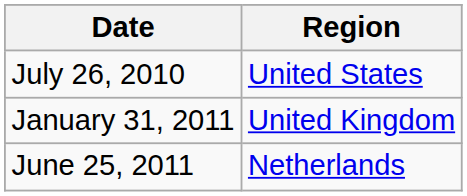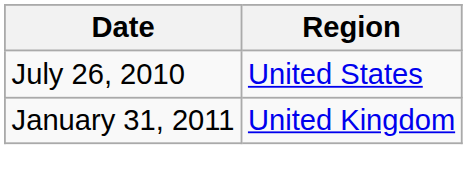- row: (103, 166)
